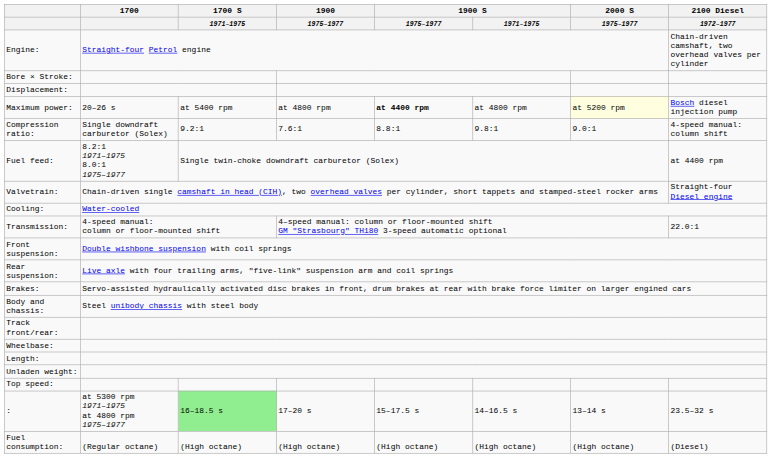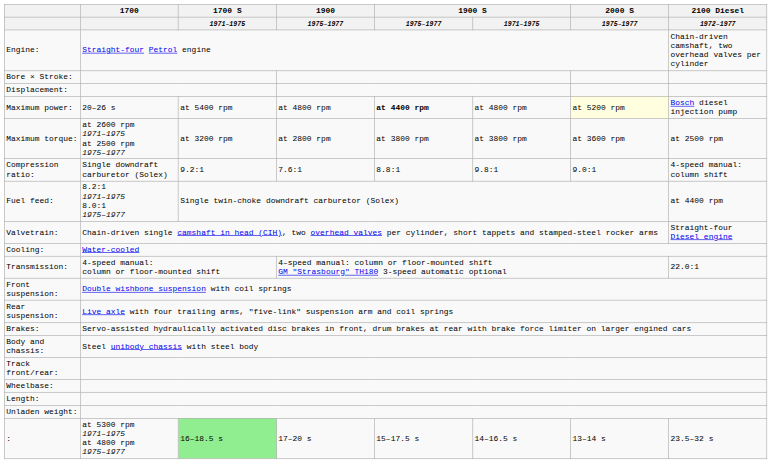+ row: (42, 139)
- row: (30, 384)
- row: (35, 442)
